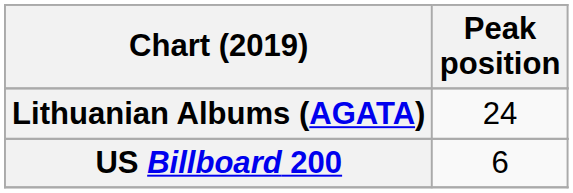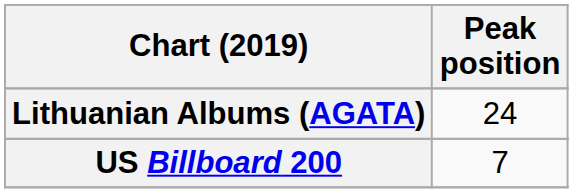(500, 162) 6 -> (500, 162) 7
